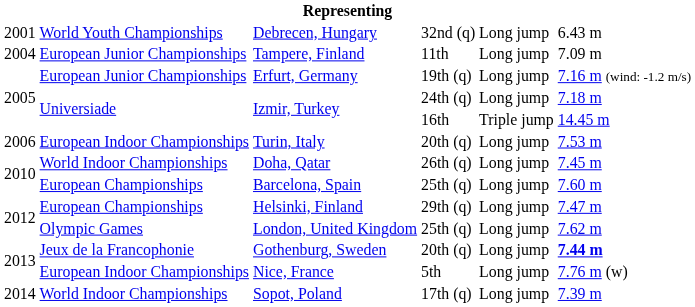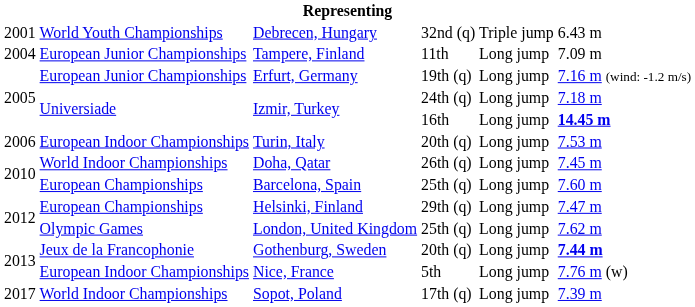(514, 32) Long jump -> (516, 32) Triple jump
(516, 119) Triple jump -> (514, 119) Long jump
(584, 119) normal -> (584, 119) bold
(20, 294) 2014 -> (20, 294) 2017
